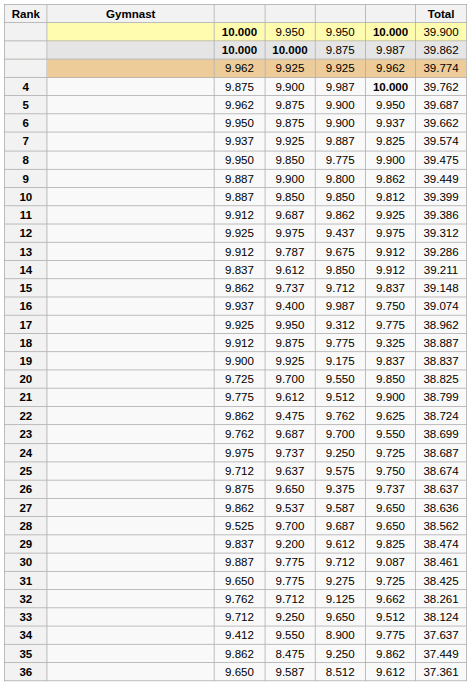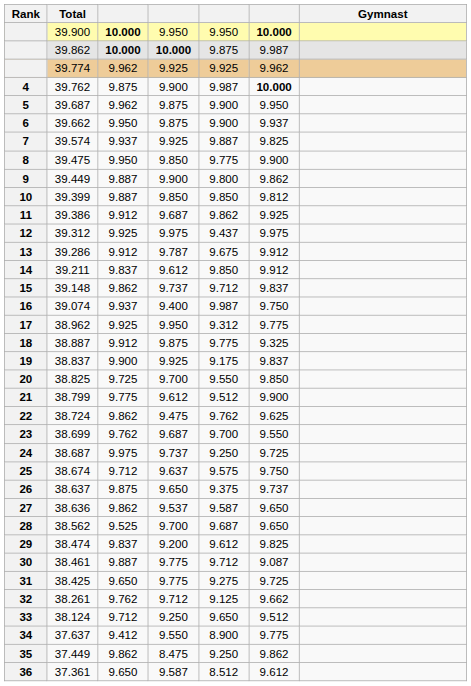columns swapped: (131, 14) <-> (441, 14)
